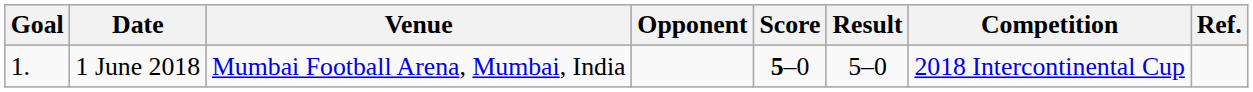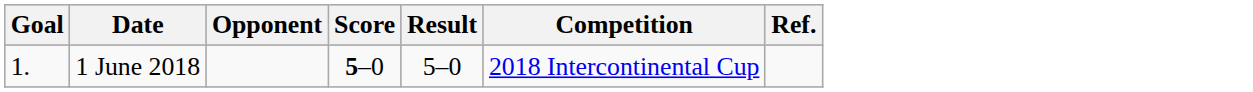- column: (419, 24)
